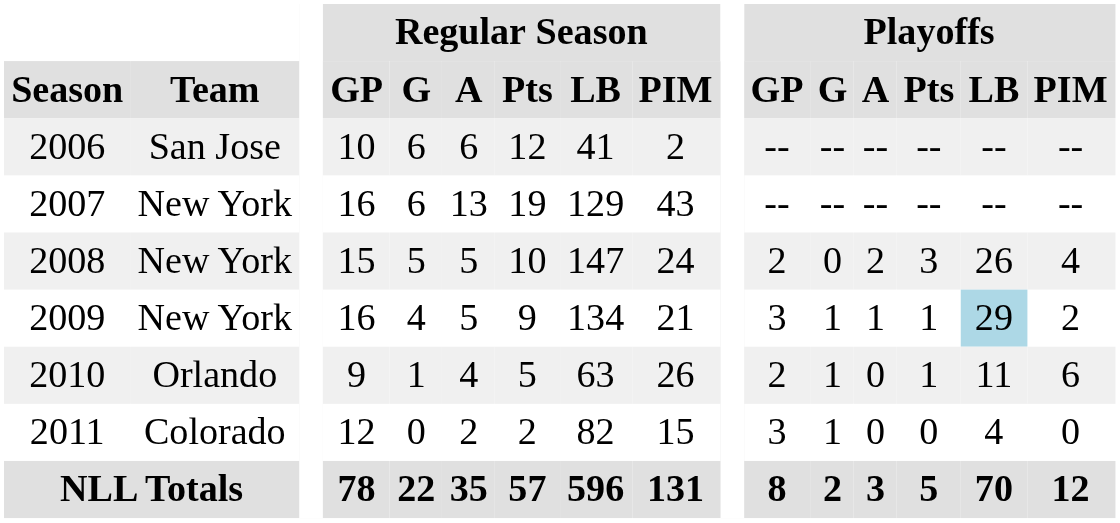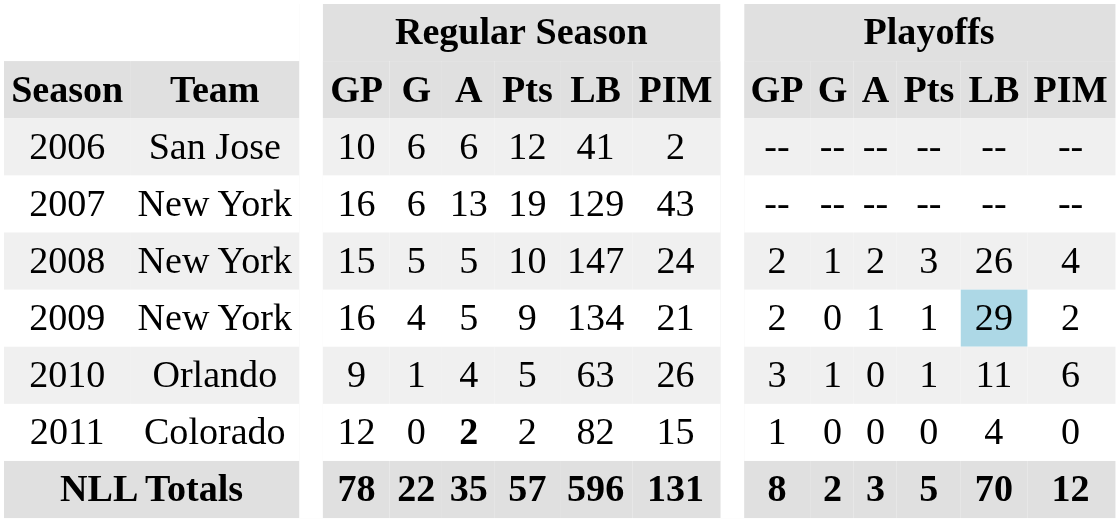(833, 260) 0 -> (833, 260) 1
(777, 317) 3 -> (777, 317) 2
(833, 317) 1 -> (833, 317) 0
(777, 374) 2 -> (777, 374) 3
(469, 431) normal -> (469, 431) bold
(777, 431) 3 -> (777, 431) 1
(833, 431) 1 -> (833, 431) 0
